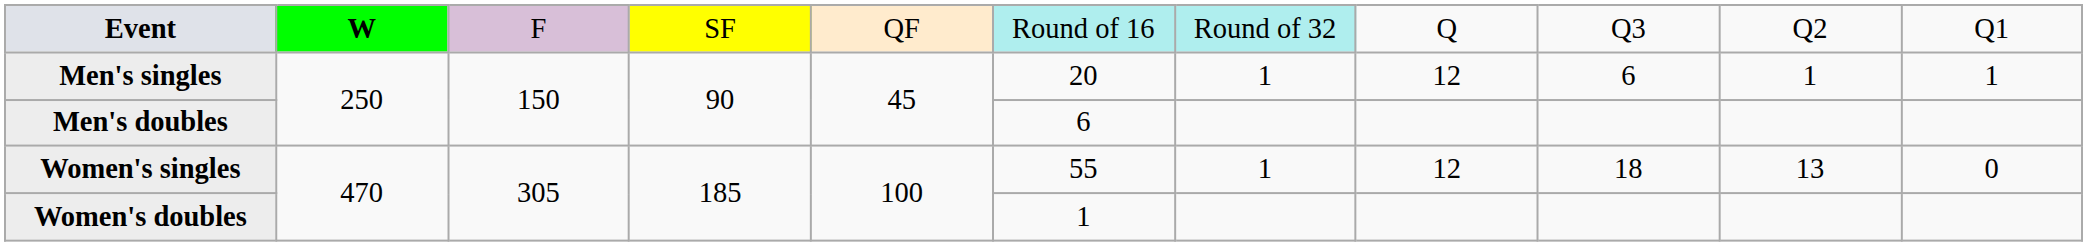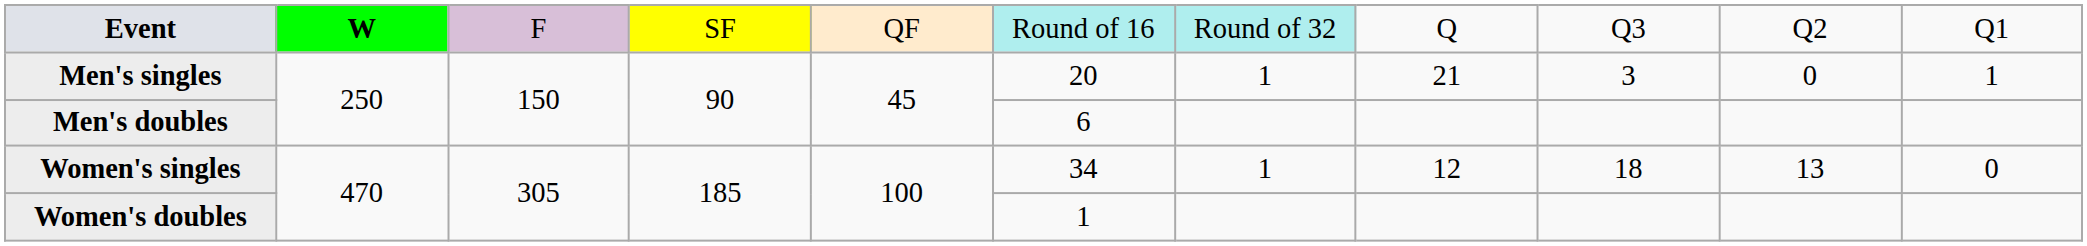(1447, 75) 12 -> (1447, 75) 21
(1628, 75) 6 -> (1628, 75) 3
(1810, 75) 1 -> (1810, 75) 0
(1083, 169) 55 -> (1083, 169) 34
